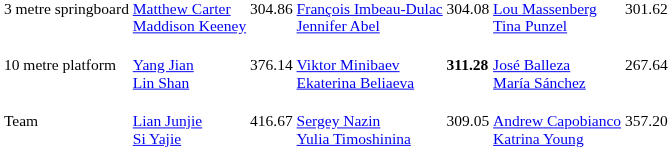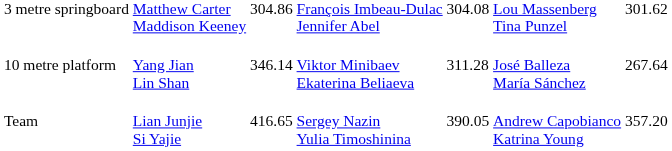(271, 65) 376.14 -> (271, 65) 346.14
(467, 65) bold -> (468, 65) normal
(271, 121) 416.67 -> (271, 121) 416.65
(468, 121) 309.05 -> (468, 121) 390.05
